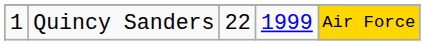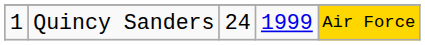(238, 22) 22 -> (238, 22) 24
